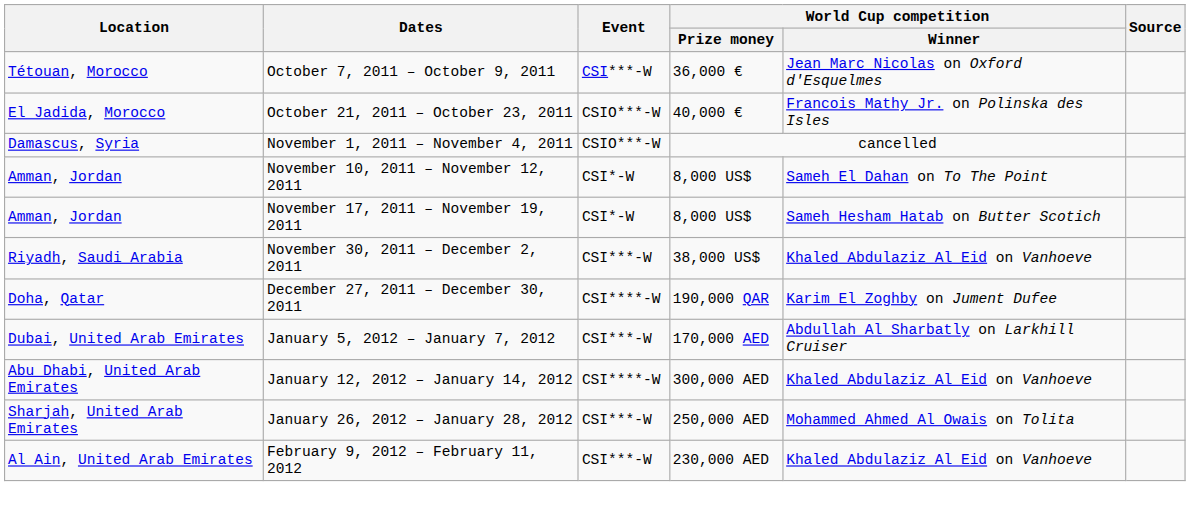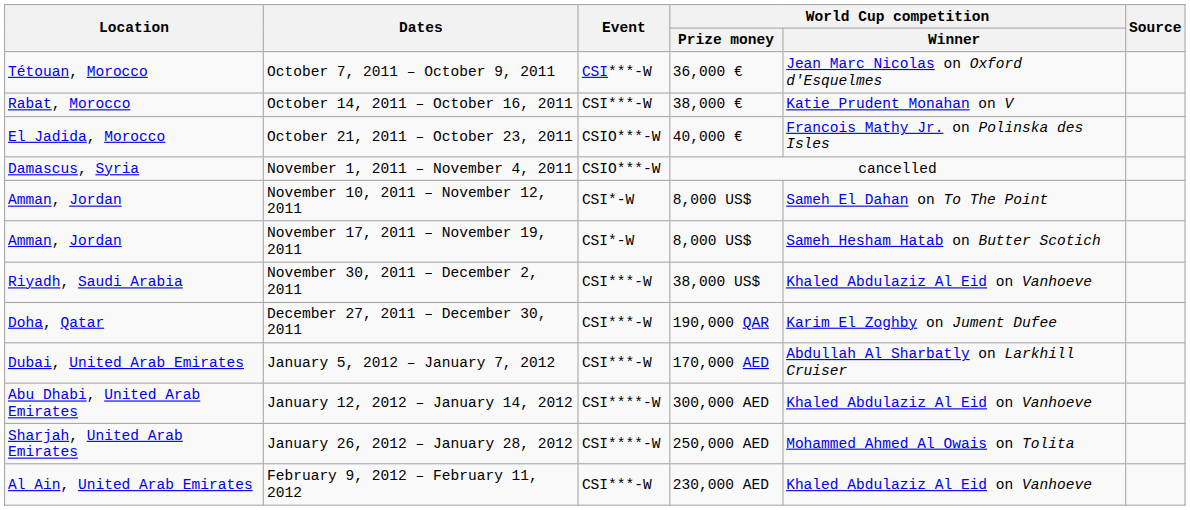+ row: (420, 104)
(621, 299) CSI****-W -> (617, 322) CSI***-W
(617, 420) CSI***-W -> (621, 444) CSI****-W
